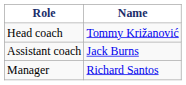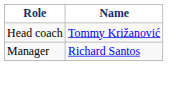- row: (44, 51)
